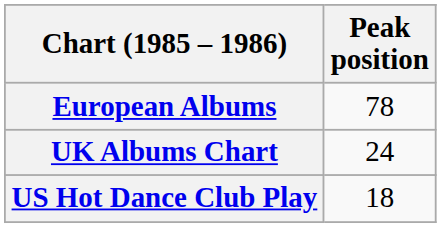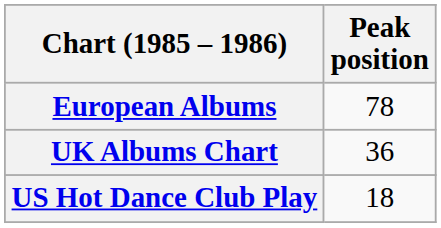(380, 151) 24 -> (380, 151) 36
